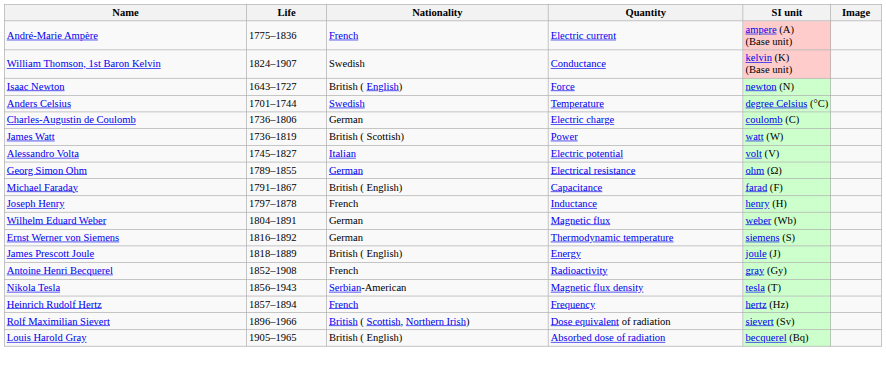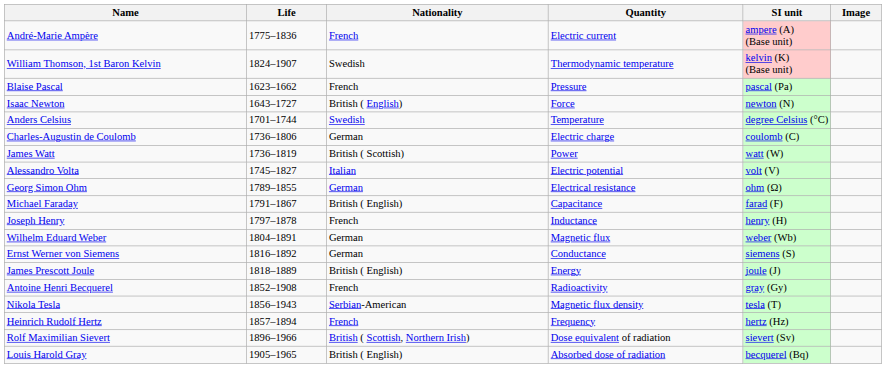(578, 64) Conductance -> (612, 64) Thermodynamic temperature
+ row: (35, 86)
(612, 237) Thermodynamic temperature -> (578, 254) Conductance
